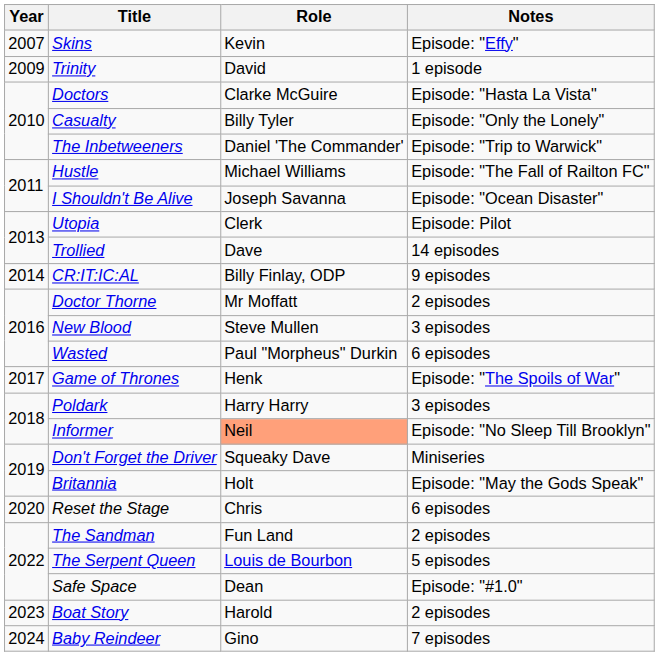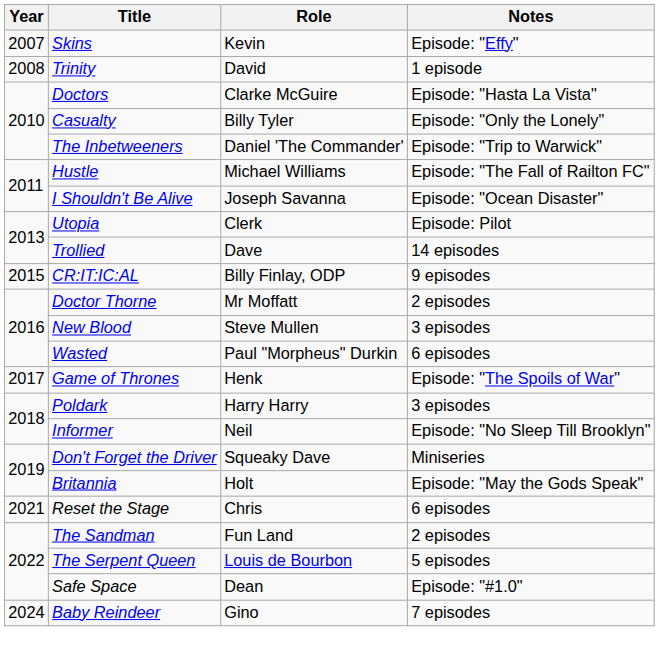(26, 69) 2009 -> (26, 69) 2008
(26, 276) 2014 -> (26, 276) 2015
(238, 431) lightsalmon background -> (238, 431) no background
(26, 509) 2020 -> (26, 509) 2021
- row: (90, 612)
